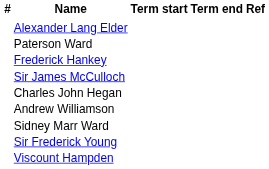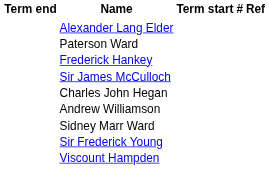columns swapped: (8, 9) <-> (217, 9)
